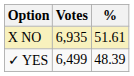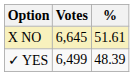(71, 37) 6,935 -> (71, 37) 6,645
